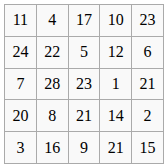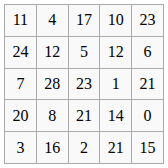(52, 52) 22 -> (52, 52) 12
(148, 115) 2 -> (148, 115) 0
(84, 147) 9 -> (84, 147) 2
